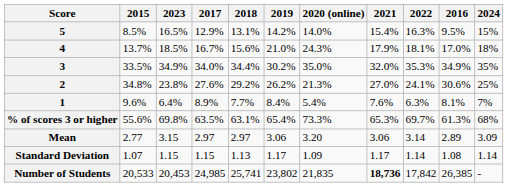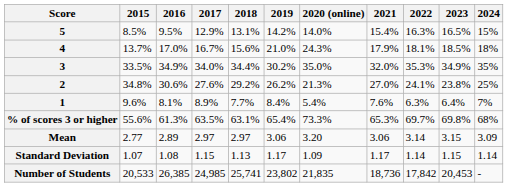columns swapped: (457, 13) <-> (174, 13)
(385, 173) bold -> (385, 173) normal
